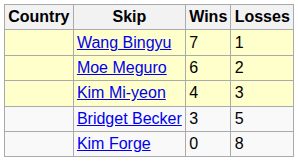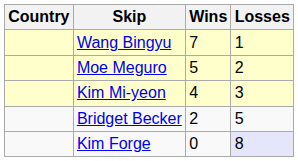(194, 67) 6 -> (194, 67) 5
(194, 118) 3 -> (194, 118) 2
(239, 144) no background -> (239, 144) lavender background
